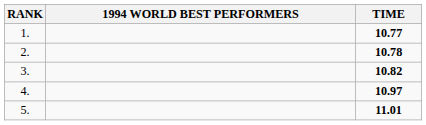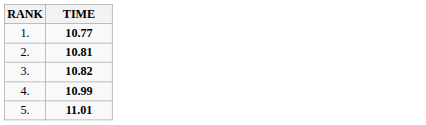- column: (201, 14)
(389, 52) 10.78 -> (79, 52) 10.81
(389, 91) 10.97 -> (79, 91) 10.99
